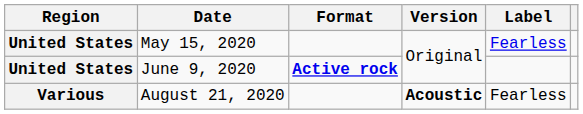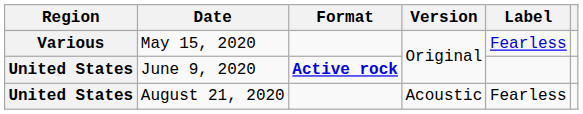(71, 44) United States -> (71, 44) Various
(71, 96) Various -> (71, 96) United States
(444, 96) bold -> (444, 96) normal
